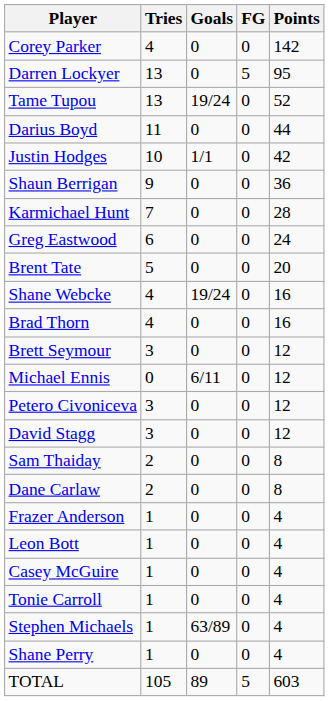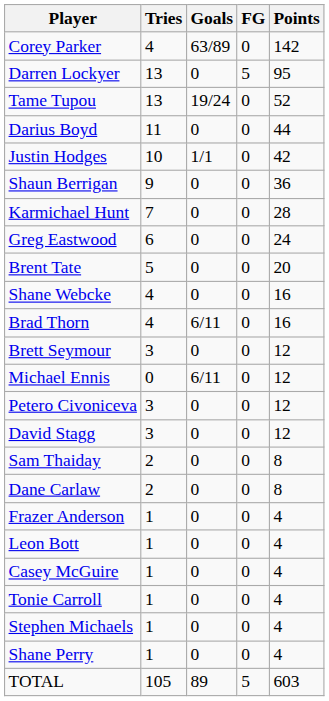(195, 45) 0 -> (210, 45) 63/89
(210, 294) 19/24 -> (195, 294) 0
(195, 322) 0 -> (206, 322) 6/11
(210, 626) 63/89 -> (195, 626) 0
